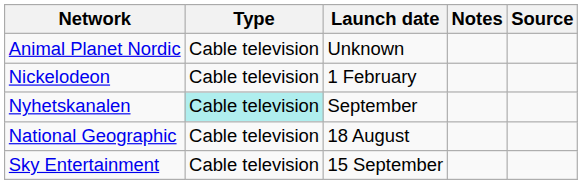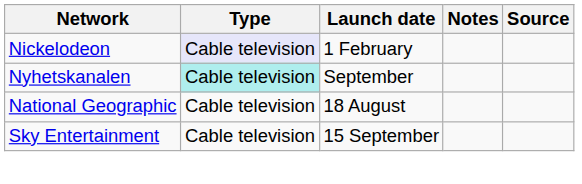- row: (95, 48)
(254, 77) no background -> (250, 48) lavender background
